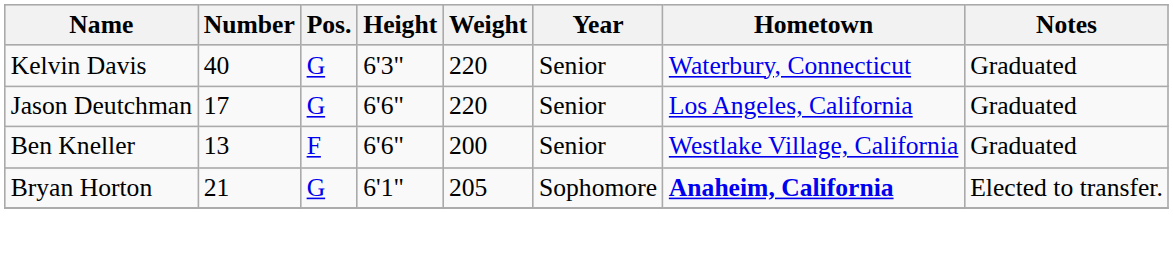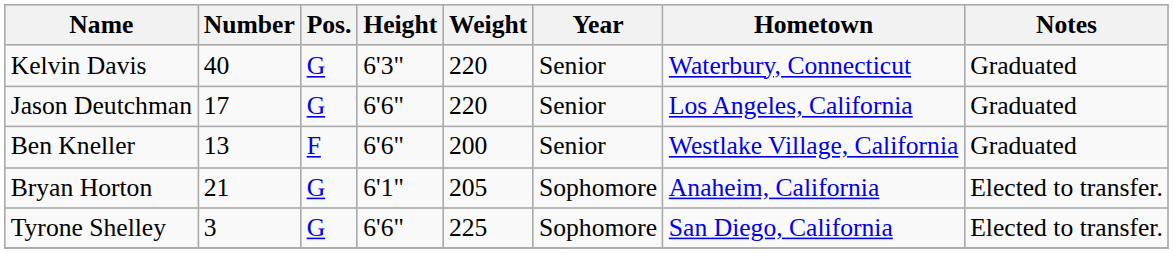(781, 187) bold -> (774, 187) normal
+ row: (88, 227)
